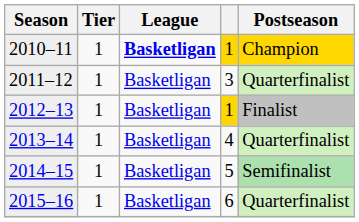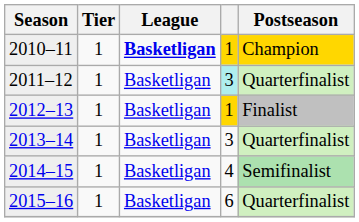(229, 79) no background -> (229, 79) paleturquoise background
(229, 140) 4 -> (229, 140) 3
(229, 170) 5 -> (229, 170) 4
